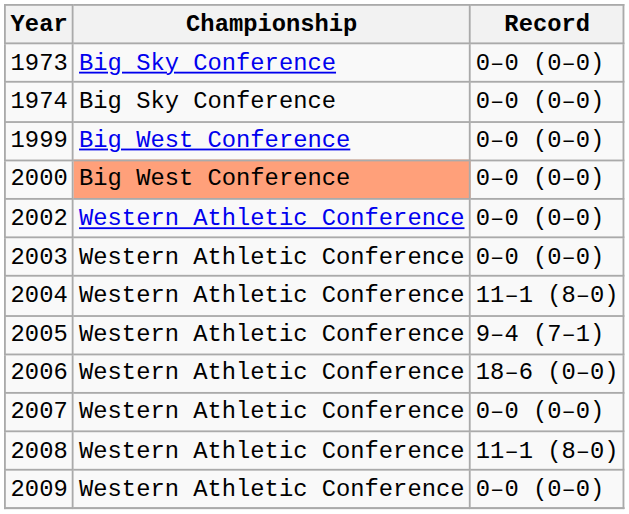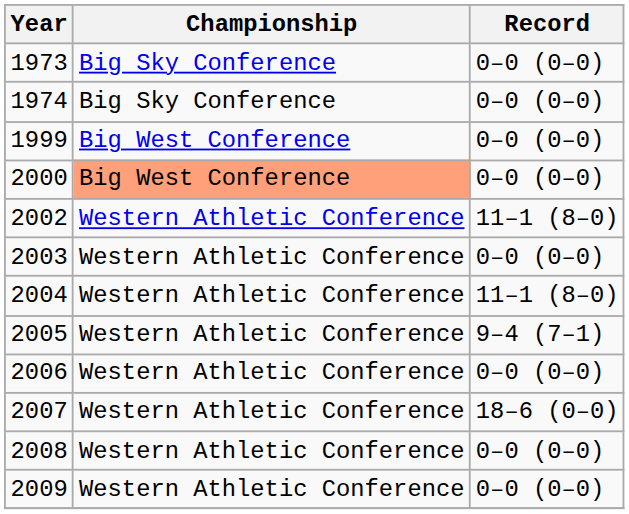(540, 218) 0–0 (0–0) -> (547, 218) 11–1 (8–0)
(547, 373) 18–6 (0–0) -> (540, 373) 0–0 (0–0)
(540, 412) 0–0 (0–0) -> (547, 412) 18–6 (0–0)
(547, 451) 11–1 (8–0) -> (540, 451) 0–0 (0–0)
